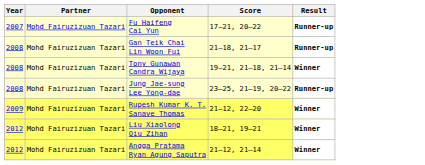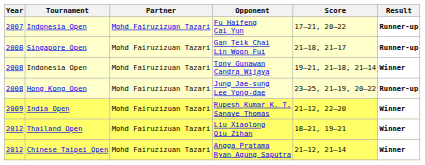+ column: (67, 10)
